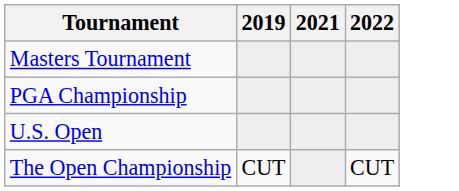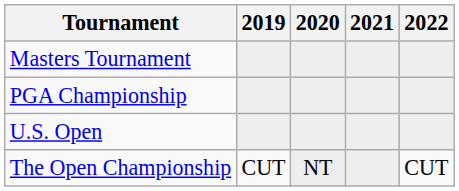+ column: (318, 22)
